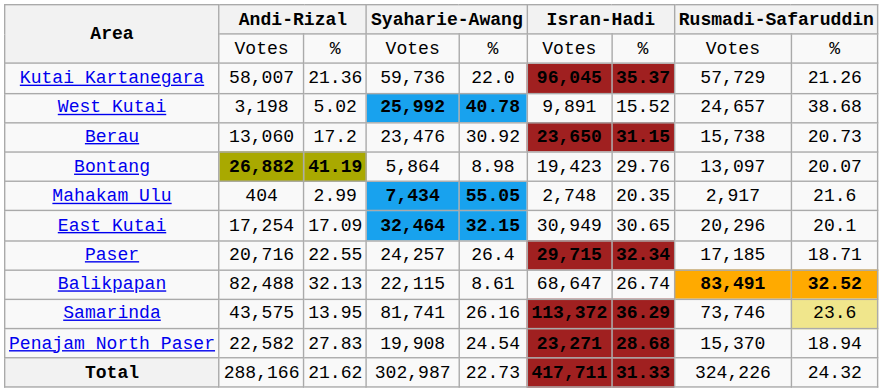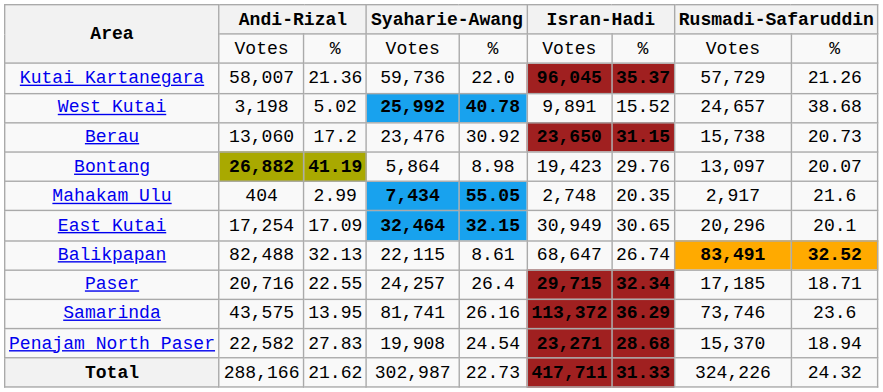rows swapped: (112, 284) <-> (112, 255)
(835, 314) khaki background -> (835, 314) no background
